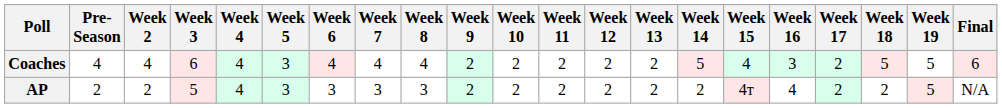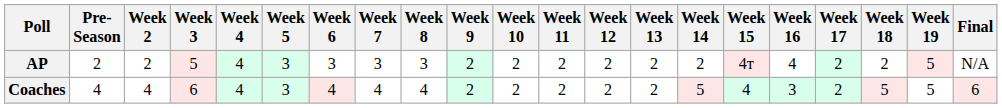rows swapped: (37, 90) <-> (37, 63)
